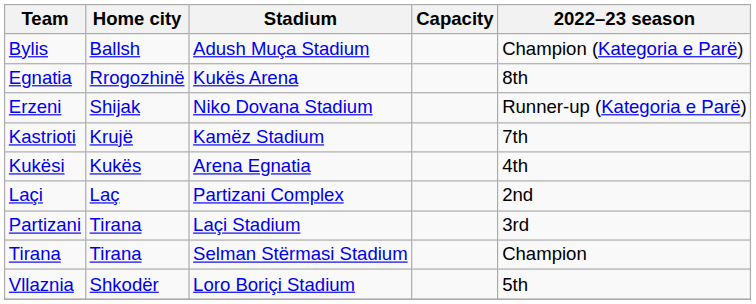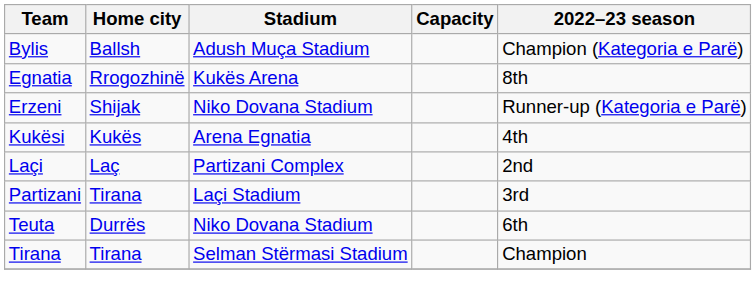- row: (42, 136)
+ row: (32, 225)
- row: (41, 284)
